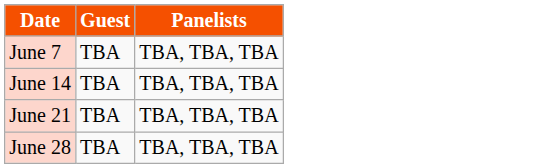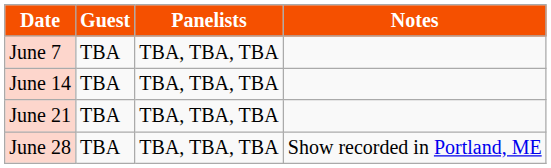+ column: (415, 20)
